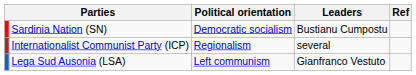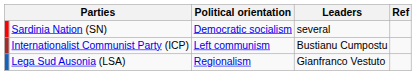(342, 29) Bustianu Cumpostu -> (314, 29) several
(222, 45) Regionalism -> (232, 45) Left communism
(314, 45) several -> (342, 45) Bustianu Cumpostu
(232, 62) Left communism -> (222, 62) Regionalism
